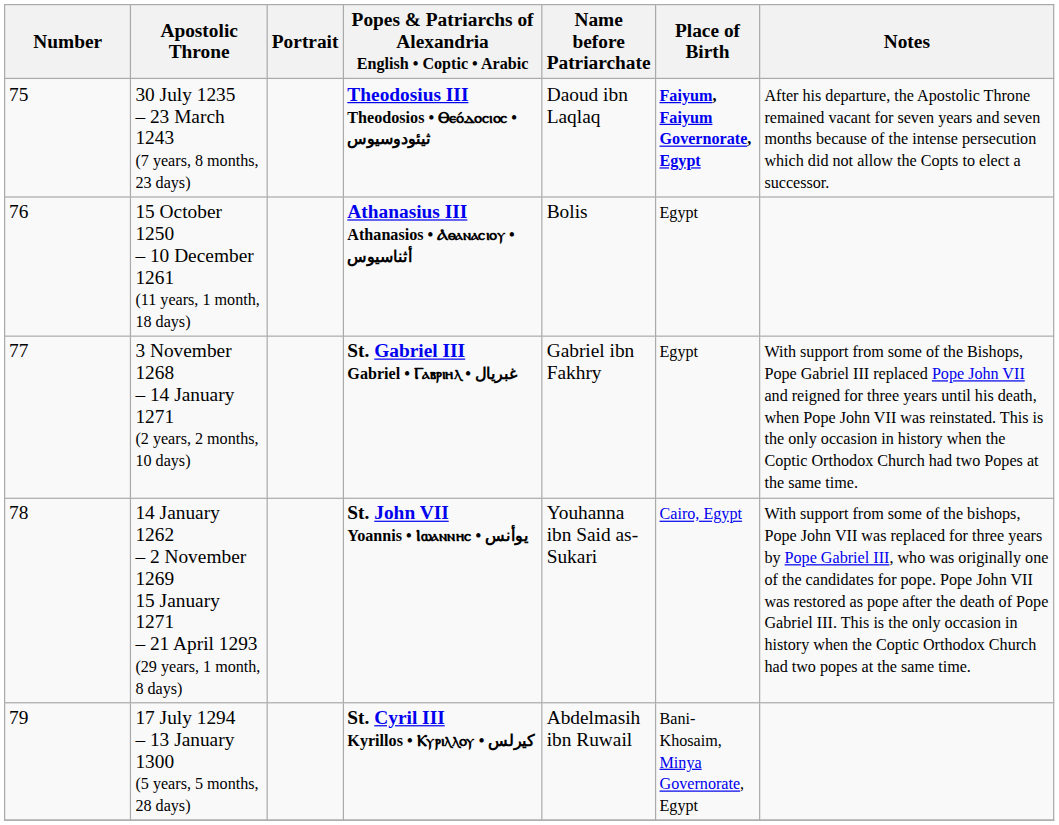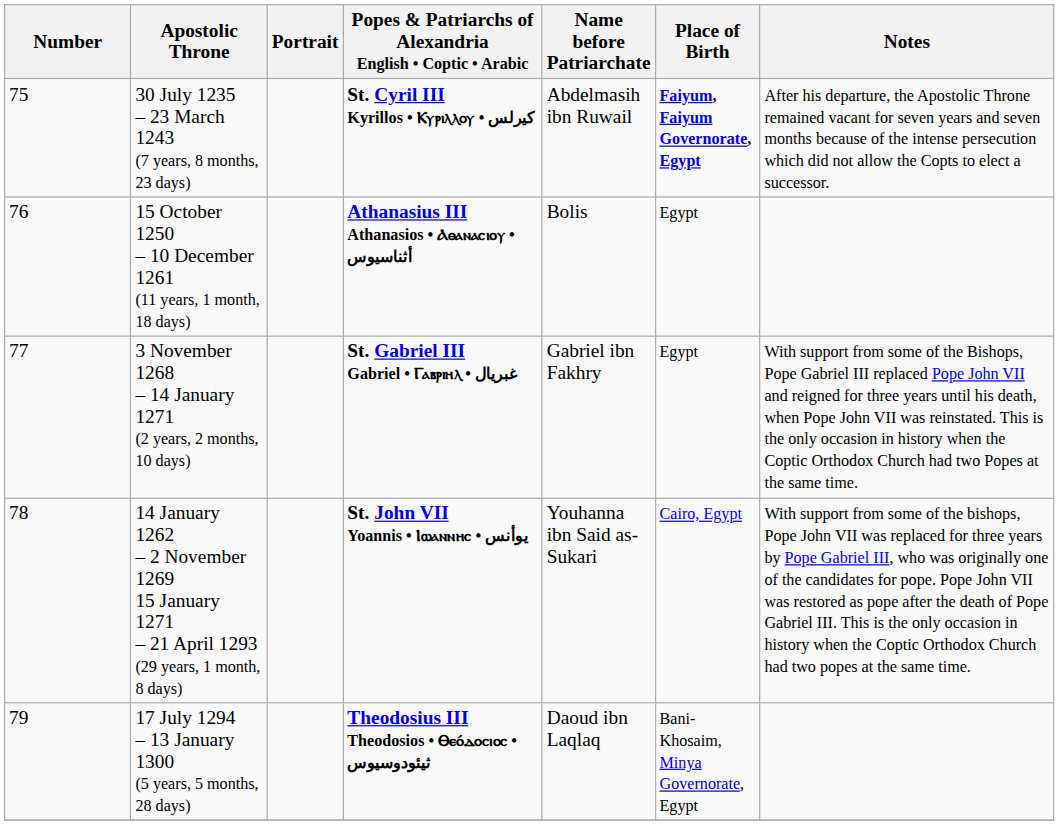(432, 115) Theodosius III Theodosios • Ⲑⲉⲟ́ⲇⲟⲥⲓⲟⲥ • ثيئودوسيوس -> (441, 105) St. Cyril III Kyrillos • Ⲕⲩⲣⲓⲗⲗⲟⲩ • كيرلس
(587, 105) Daoud ibn Laqlaq -> (593, 105) Abdelmasih ibn Ruwail
(441, 728) St. Cyril III Kyrillos • Ⲕⲩⲣⲓⲗⲗⲟⲩ • كيرلس -> (432, 739) Theodosius III Theodosios • Ⲑⲉⲟ́ⲇⲟⲥⲓⲟⲥ • ثيئودوسيوس
(593, 728) Abdelmasih ibn Ruwail -> (587, 728) Daoud ibn Laqlaq
